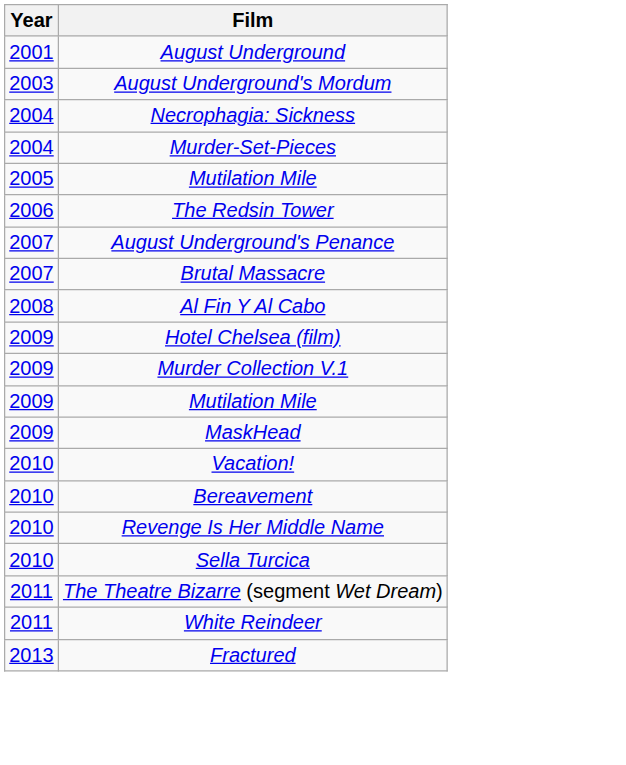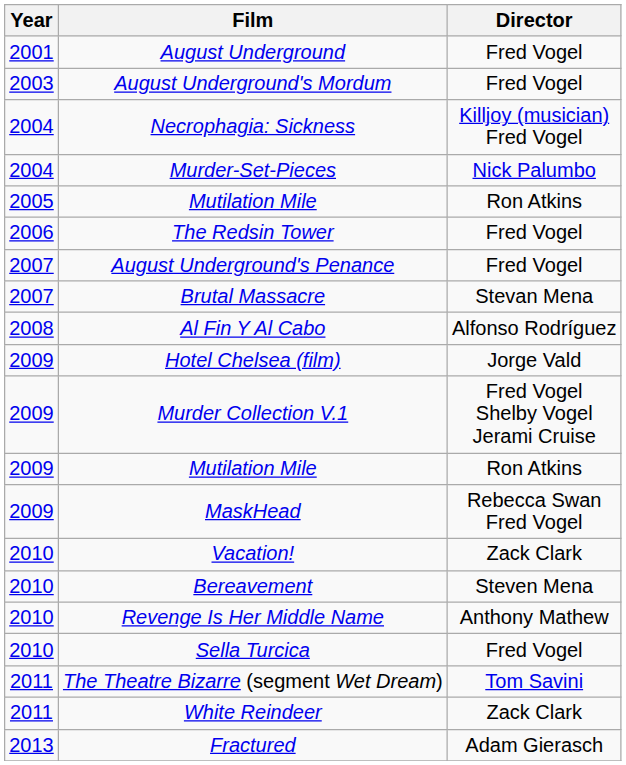+ column: (534, 20)
